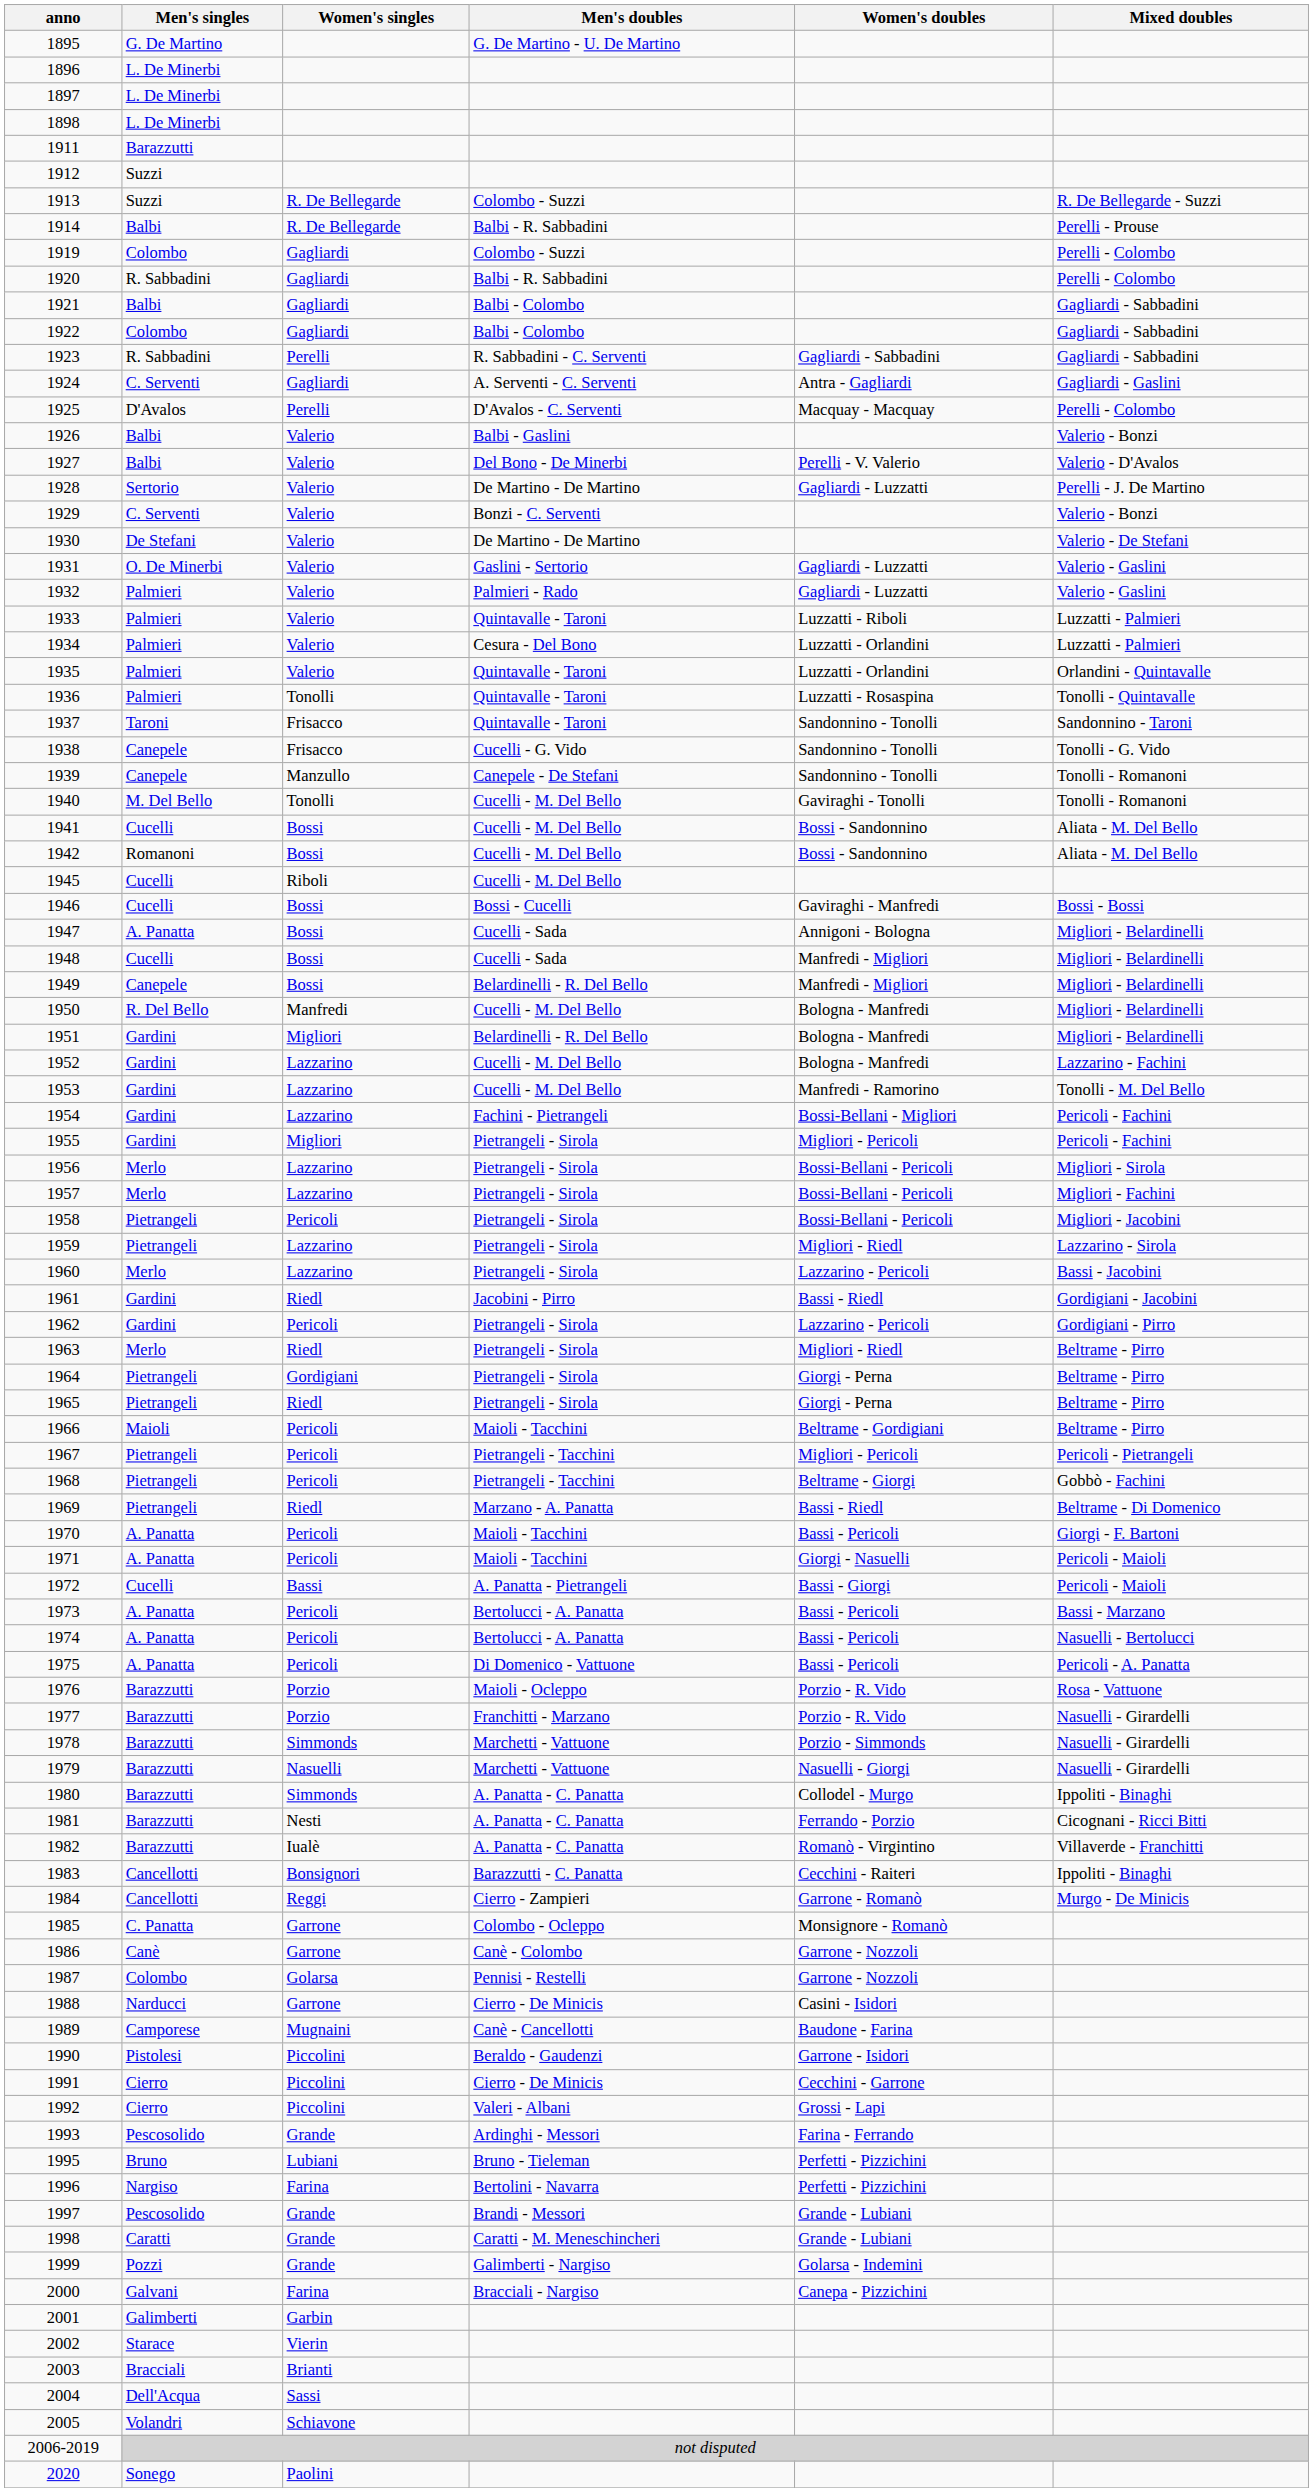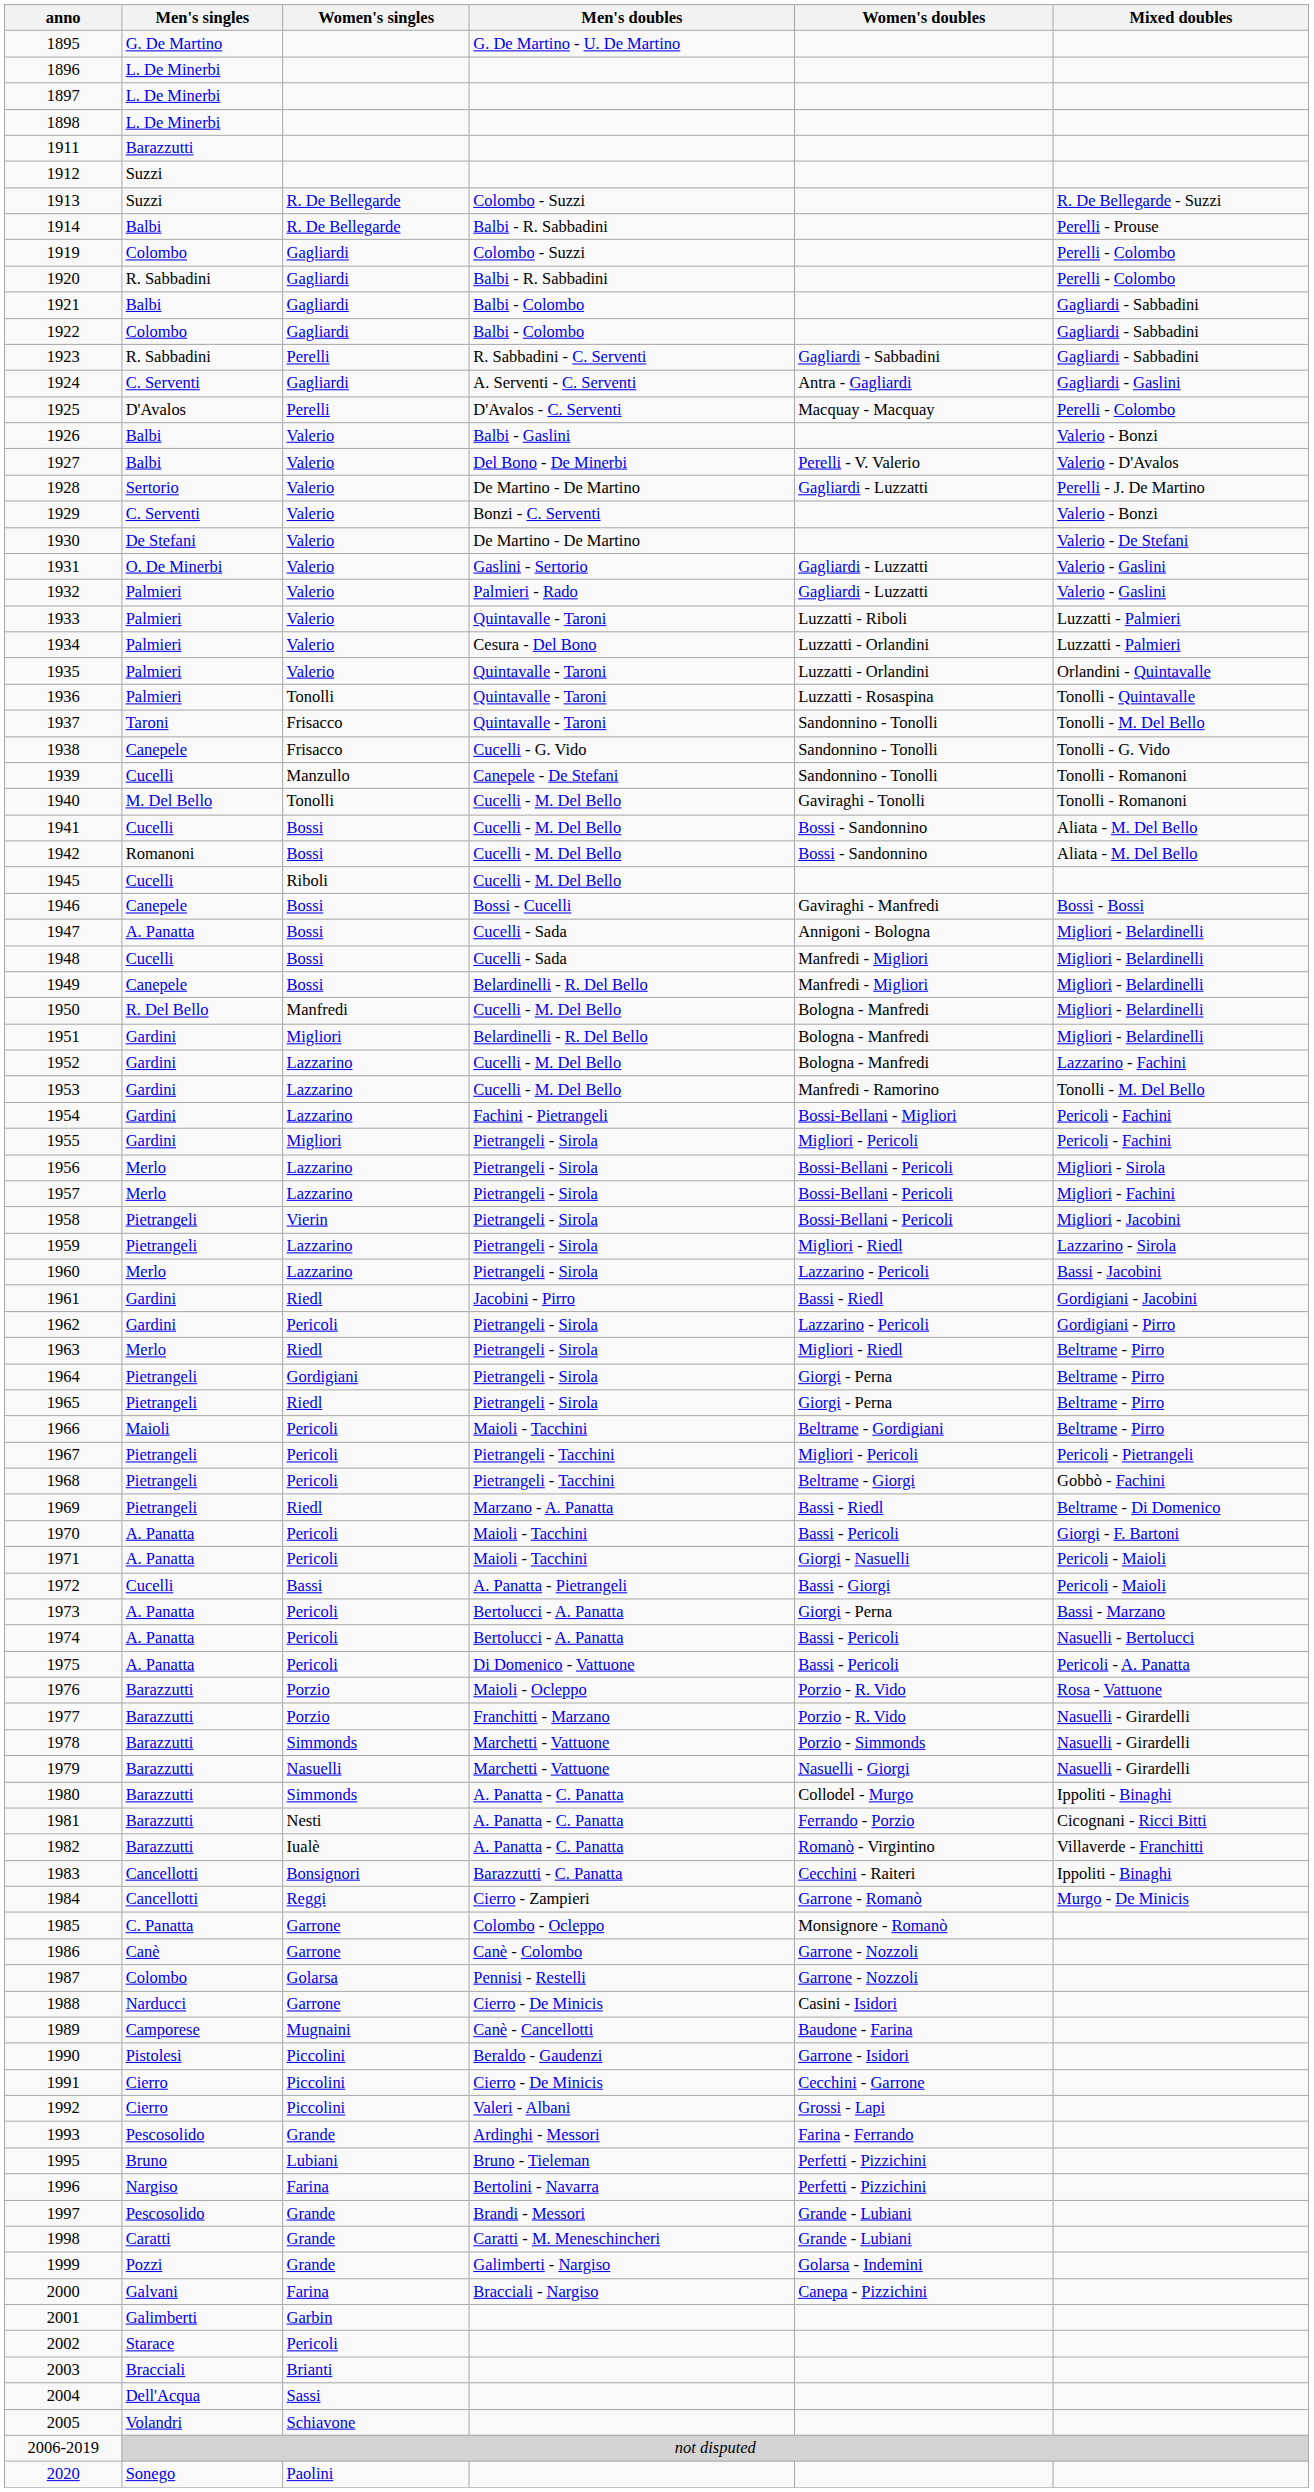(1125, 723) Sandonnino - Taroni -> (1131, 723) Tonolli - M. Del Bello
(158, 775) Canepele -> (152, 775) Cucelli
(152, 906) Cucelli -> (158, 906) Canepele
(314, 1219) Pericoli -> (309, 1219) Vierin
(851, 1611) Bassi - Pericoli -> (847, 1611) Giorgi - Perna
(309, 2343) Vierin -> (314, 2343) Pericoli
